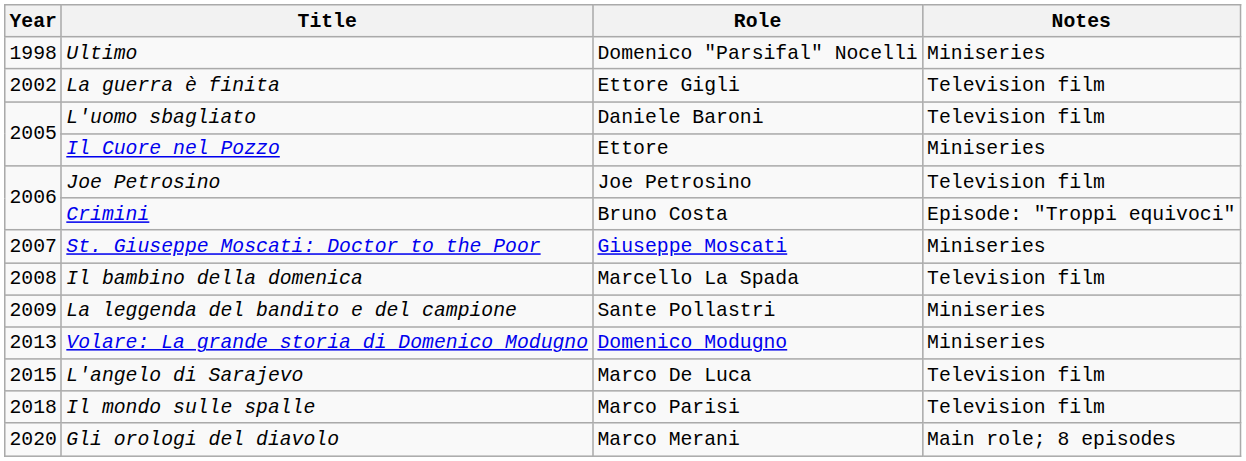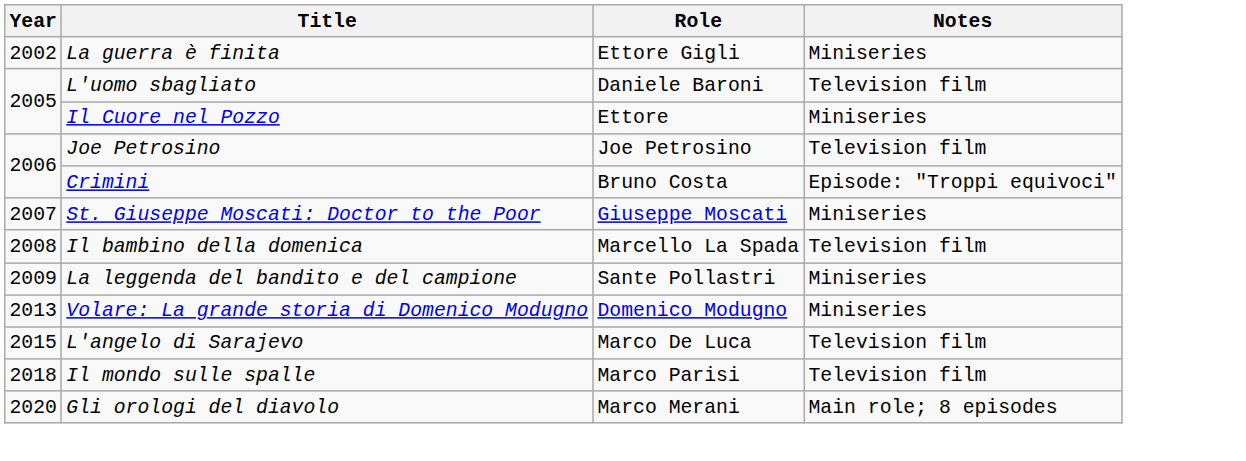- row: (102, 53)
(1016, 85) Television film -> (868, 53) Miniseries
